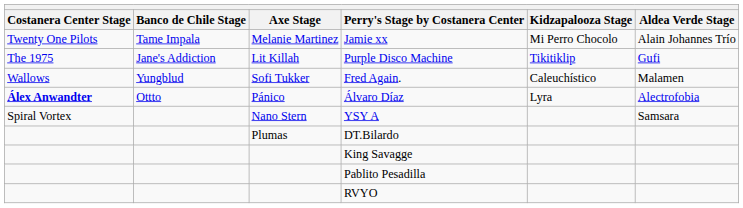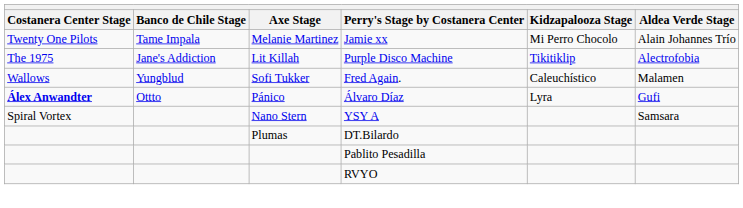(649, 58) Gufi -> (669, 58) Alectrofobia
(669, 96) Alectrofobia -> (649, 96) Gufi
- row: (378, 154)
